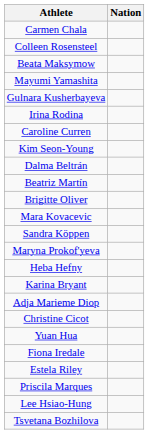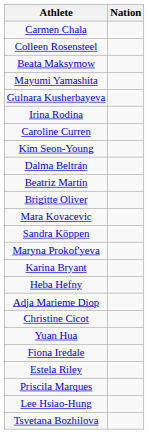rows swapped: (56, 268) <-> (56, 285)
